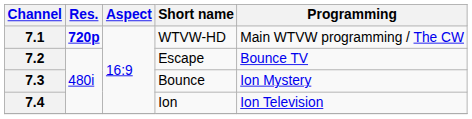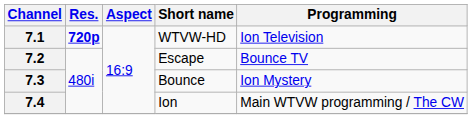(352, 37) Main WTVW programming / The CW -> (282, 37) Ion Television
(282, 102) Ion Television -> (352, 102) Main WTVW programming / The CW
